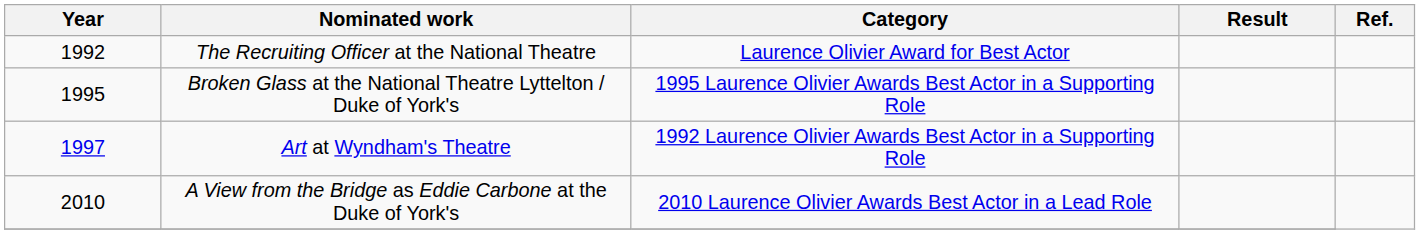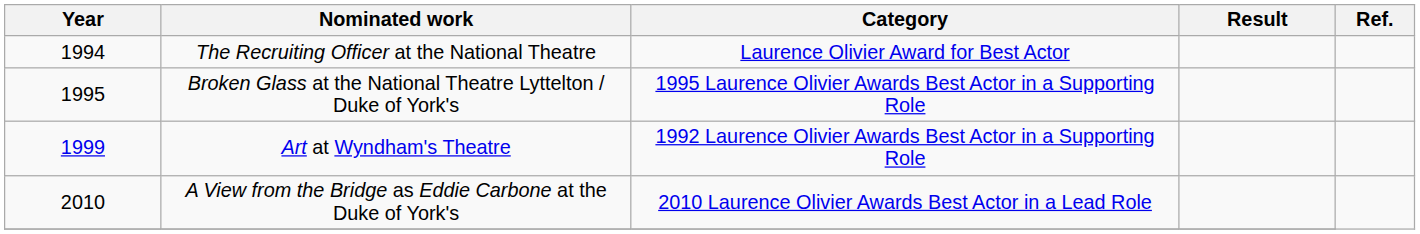(83, 51) 1992 -> (83, 51) 1994
(83, 148) 1997 -> (83, 148) 1999
